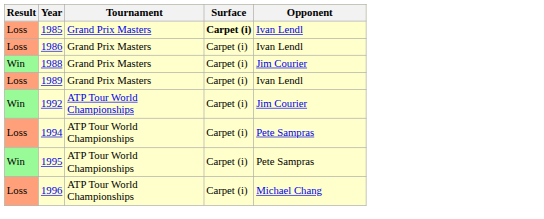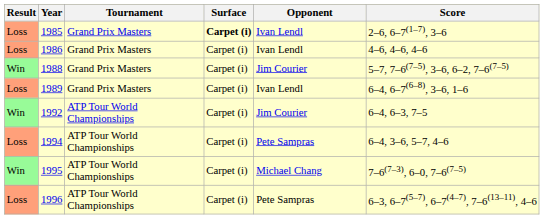+ column: (453, 13)
(285, 162) Pete Sampras -> (289, 170) Michael Chang
(289, 191) Michael Chang -> (285, 199) Pete Sampras
